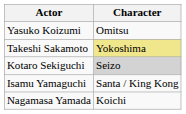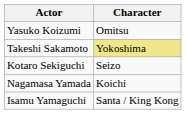(108, 65) lightgrey background -> (108, 65) no background
rows swapped: (49, 100) <-> (46, 83)
